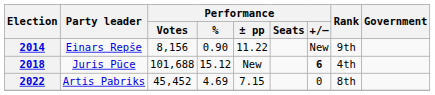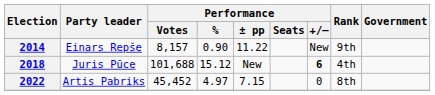(172, 47) 8,156 -> (172, 47) 8,157
(215, 82) 4.69 -> (215, 82) 4.97
